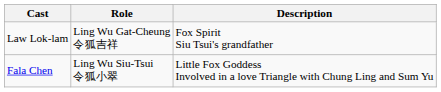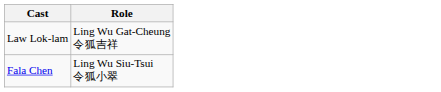- column: (304, 13)
